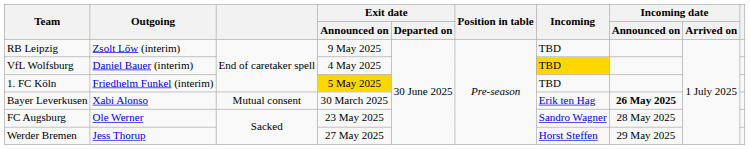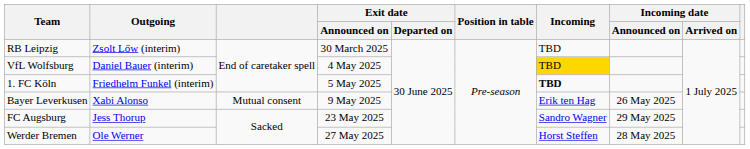(354, 48) 9 May 2025 -> (354, 48) 30 March 2025
(354, 83) gold background -> (354, 83) no background
(550, 83) normal -> (550, 83) bold
(354, 100) 30 March 2025 -> (354, 100) 9 May 2025
(646, 100) bold -> (646, 100) normal
(118, 118) Ole Werner -> (119, 118) Jess Thorup
(646, 118) 28 May 2025 -> (646, 118) 29 May 2025
(119, 135) Jess Thorup -> (118, 135) Ole Werner
(646, 135) 29 May 2025 -> (646, 135) 28 May 2025
